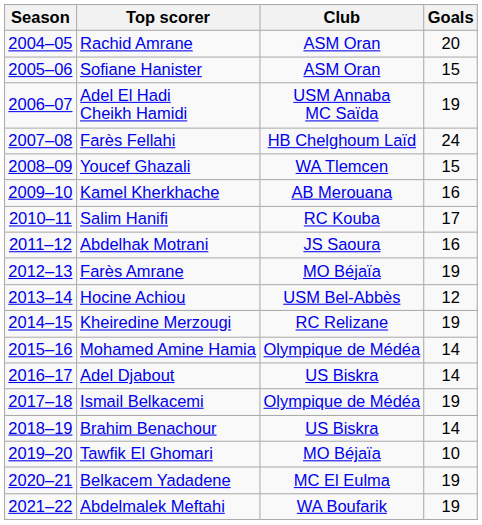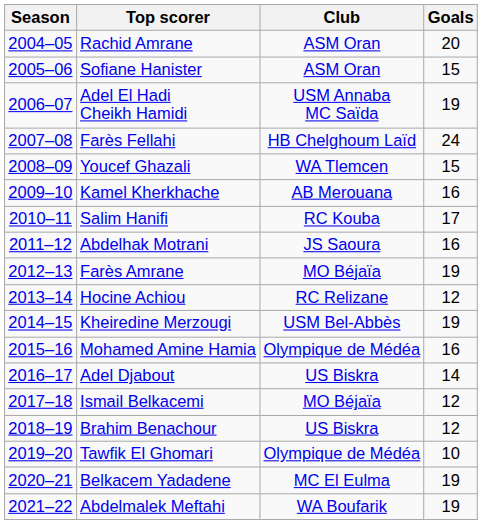(342, 297) USM Bel-Abbès -> (342, 297) RC Relizane
(342, 323) RC Relizane -> (342, 323) USM Bel-Abbès
(451, 349) 14 -> (451, 349) 16
(342, 402) Olympique de Médéa -> (342, 402) MO Béjaïa
(451, 402) 19 -> (451, 402) 12
(451, 428) 14 -> (451, 428) 12
(342, 454) MO Béjaïa -> (342, 454) Olympique de Médéa
